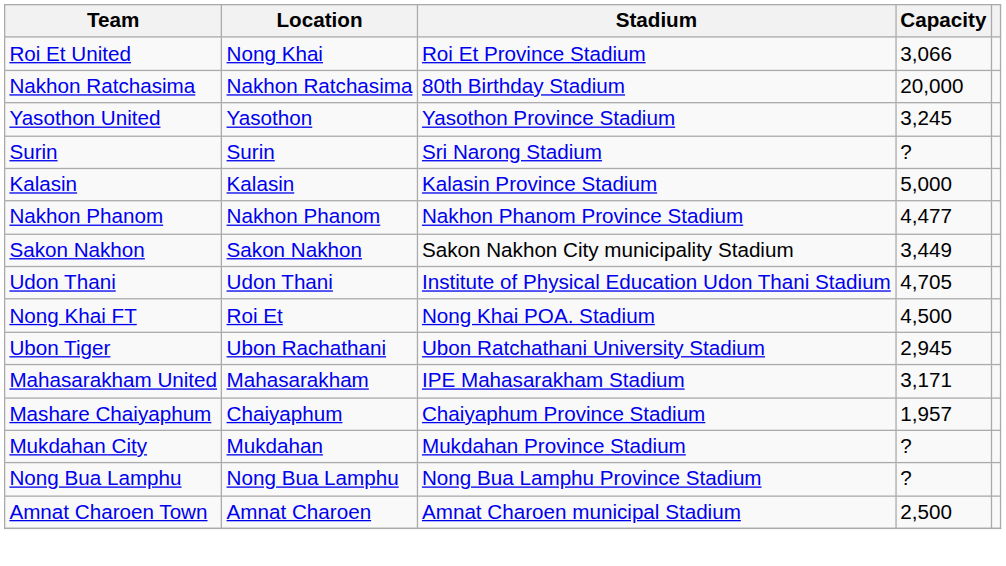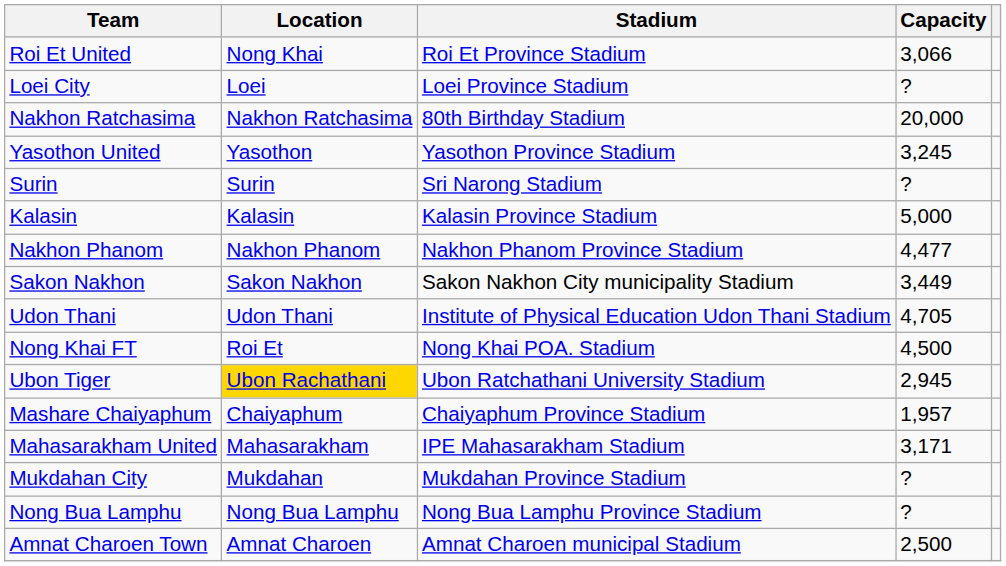+ row: (50, 86)
(306, 348) no background -> (306, 380) gold background
rows swapped: (110, 413) <-> (113, 380)
